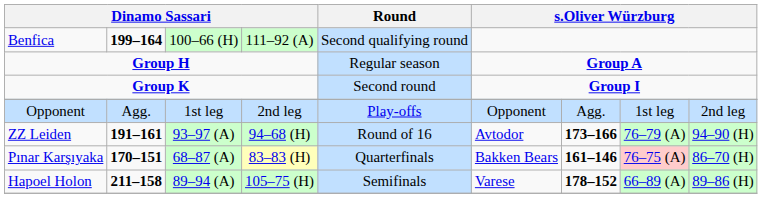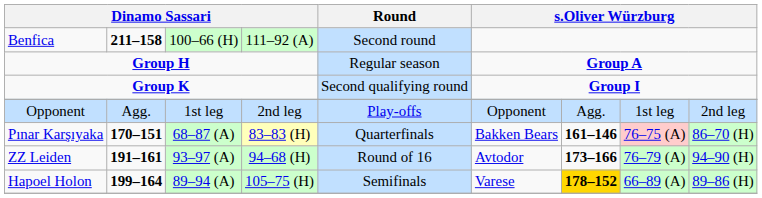(136, 39) 199–164 -> (136, 39) 211–158
(394, 39) Second qualifying round -> (394, 39) Second round
(394, 87) Second round -> (394, 87) Second qualifying round
rows swapped: (39, 134) <-> (56, 157)
(136, 181) 211–158 -> (136, 181) 199–164
(591, 181) no background -> (591, 181) gold background
